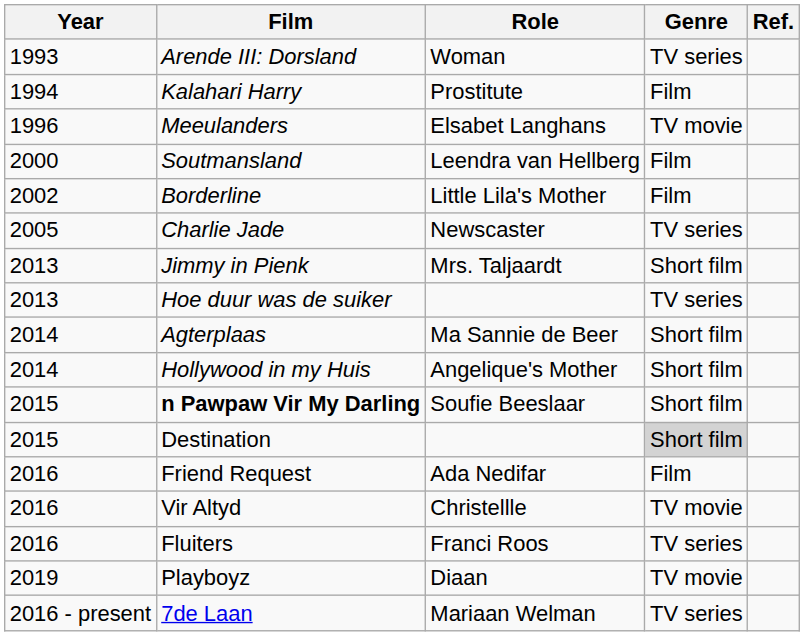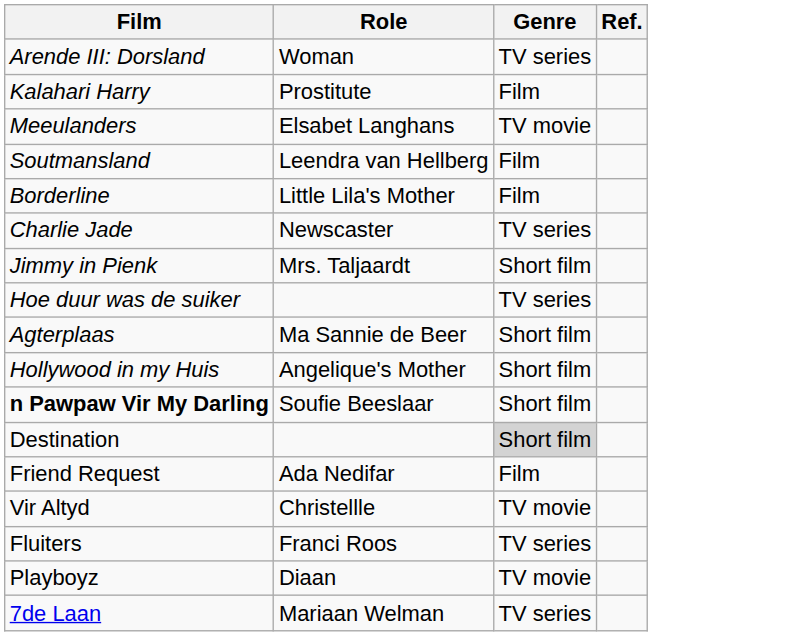- column: (80, 21)
